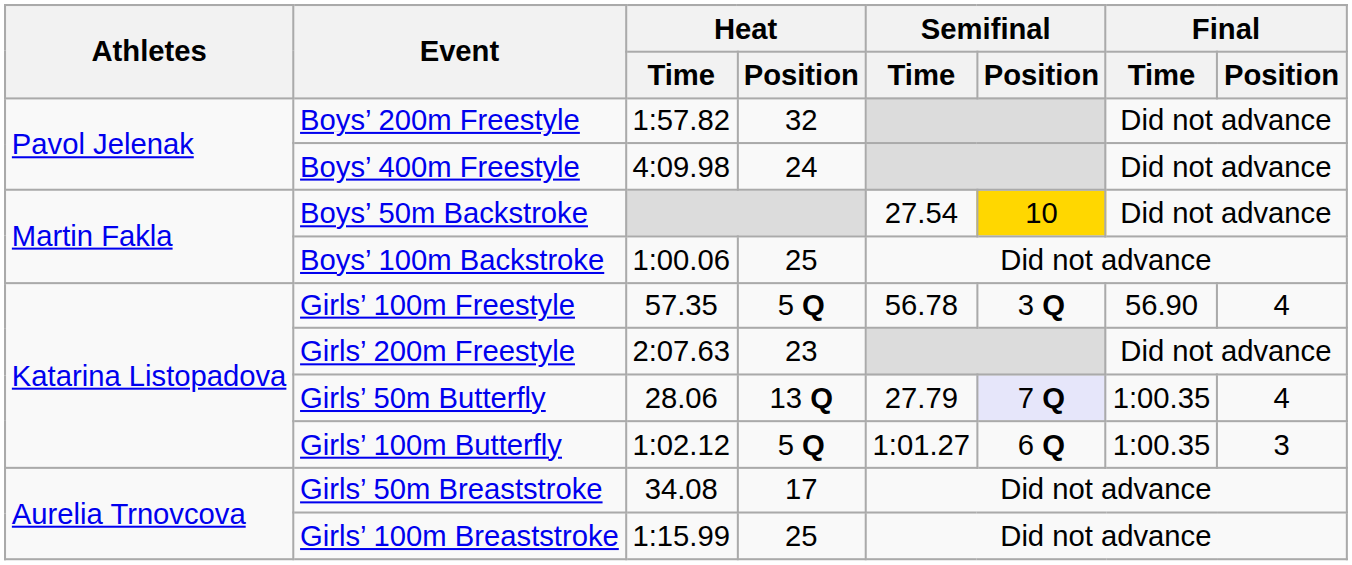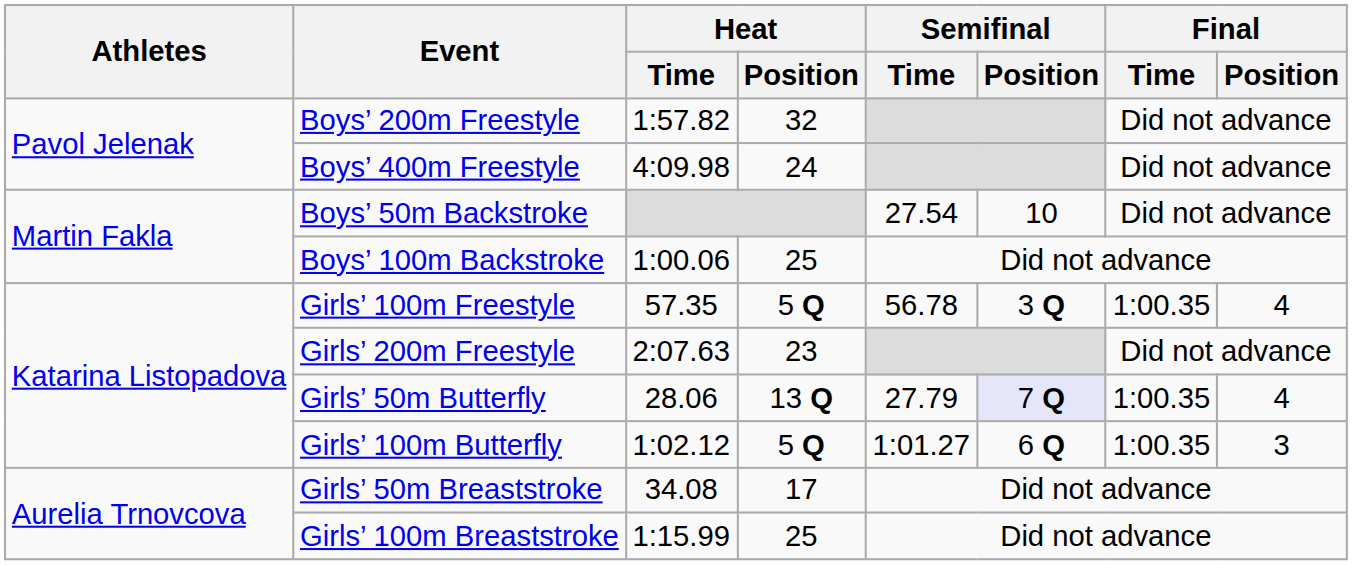(1041, 213) gold background -> (1041, 213) no background
(1161, 306) 56.90 -> (1161, 306) 1:00.35
